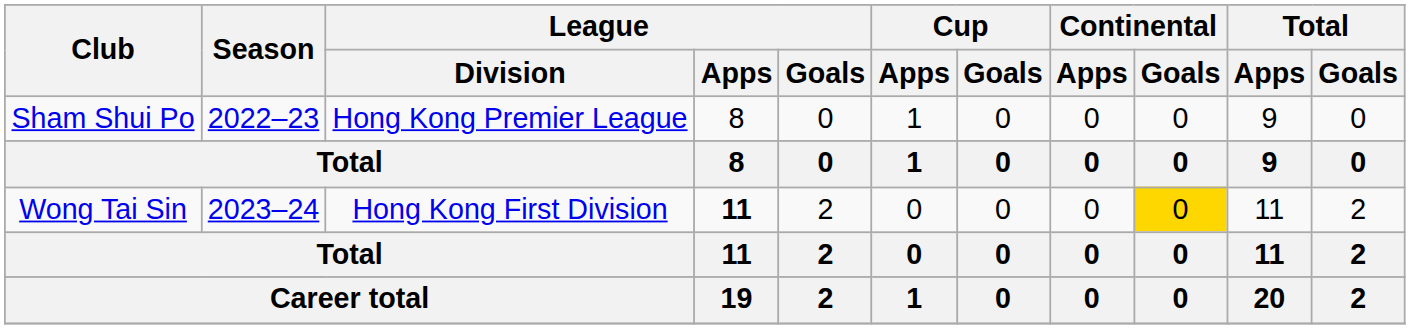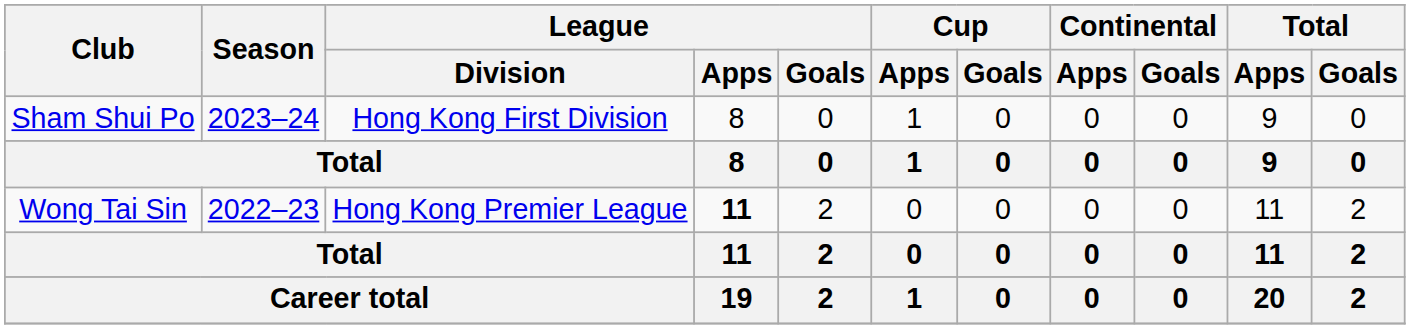(264, 118) 2022–23 -> (264, 118) 2023–24
(510, 118) Hong Kong Premier League -> (510, 118) Hong Kong First Division
(264, 208) 2023–24 -> (264, 208) 2022–23
(510, 208) Hong Kong First Division -> (510, 208) Hong Kong Premier League
(1181, 208) gold background -> (1181, 208) no background
